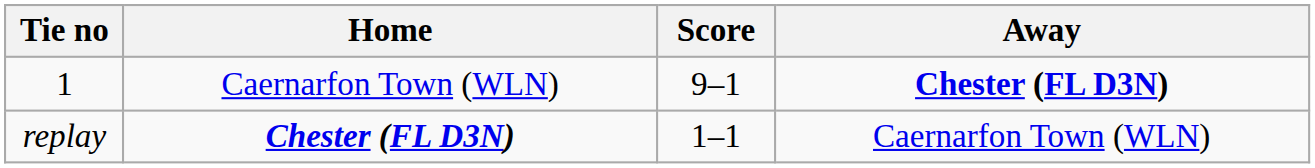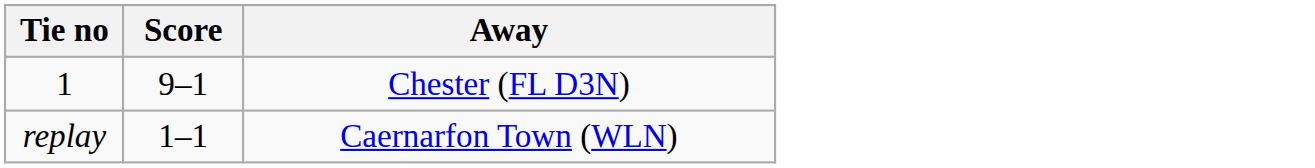- column: (390, 30)
(1042, 83) bold -> (509, 83) normal
